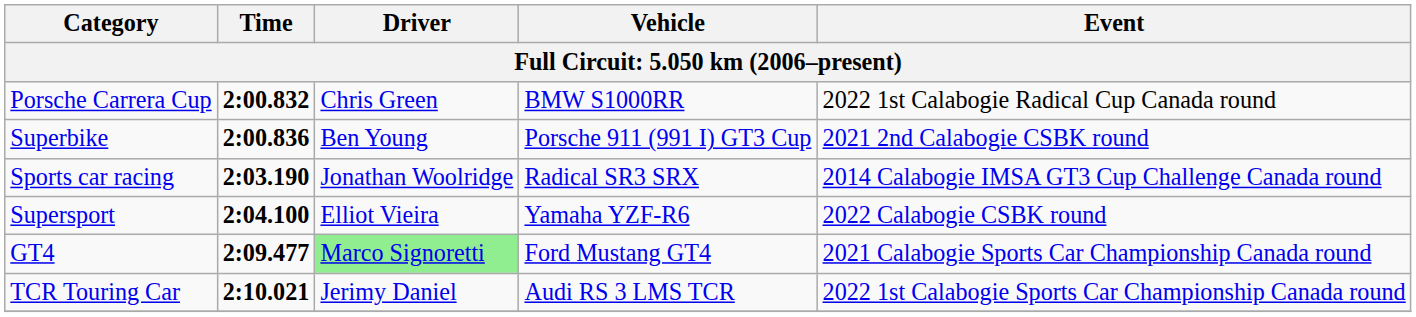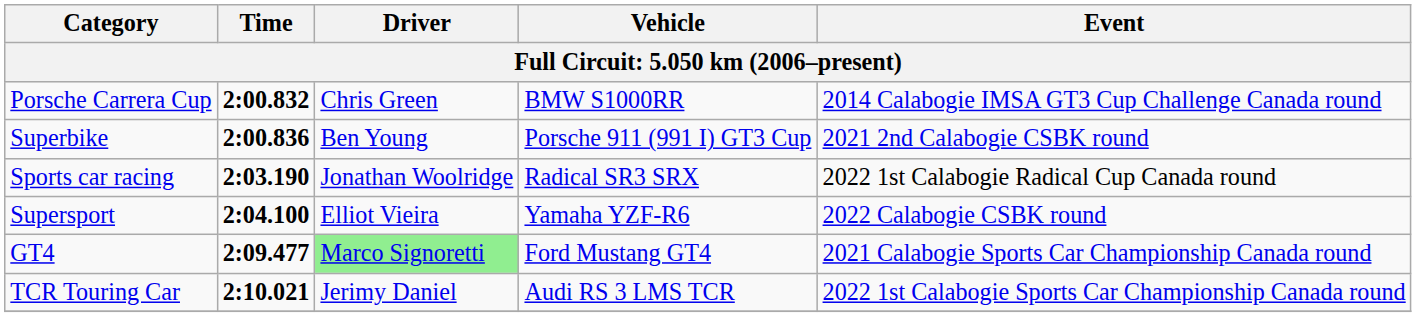(1049, 100) 2022 1st Calabogie Radical Cup Canada round -> (1102, 100) 2014 Calabogie IMSA GT3 Cup Challenge Canada round
(1102, 176) 2014 Calabogie IMSA GT3 Cup Challenge Canada round -> (1049, 176) 2022 1st Calabogie Radical Cup Canada round
